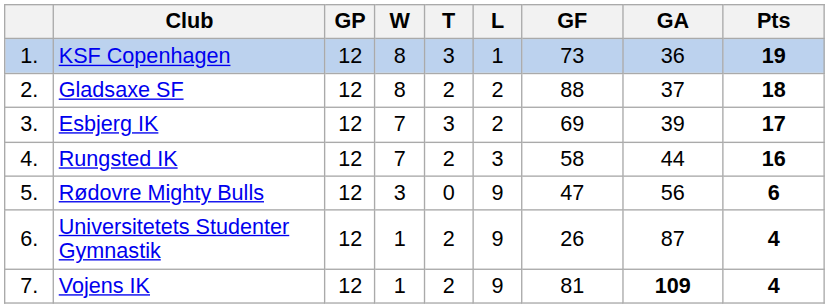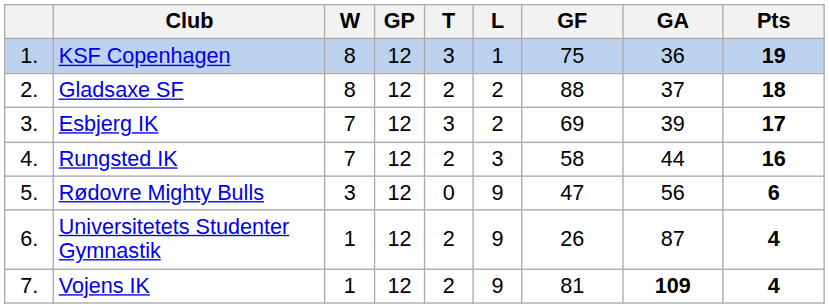columns swapped: (350, 21) <-> (400, 21)
(572, 55) 73 -> (572, 55) 75
